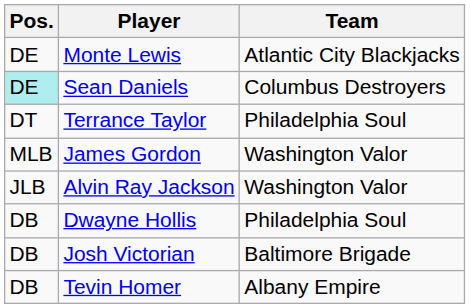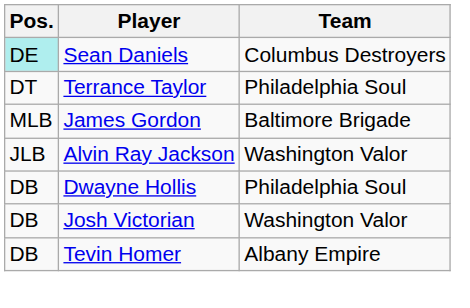- row: (122, 54)
(326, 154) Washington Valor -> (328, 120) Baltimore Brigade
(328, 253) Baltimore Brigade -> (326, 220) Washington Valor
